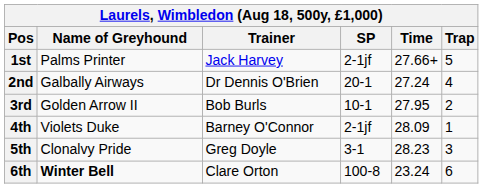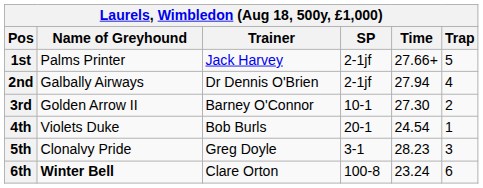(358, 82) 20-1 -> (358, 82) 2-1jf
(412, 82) 27.24 -> (412, 82) 27.94
(236, 104) Bob Burls -> (260, 104) Barney O'Connor
(412, 104) 27.95 -> (412, 104) 27.30
(260, 127) Barney O'Connor -> (236, 127) Bob Burls
(358, 127) 2-1jf -> (358, 127) 20-1
(412, 127) 28.09 -> (412, 127) 24.54
